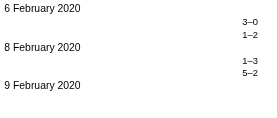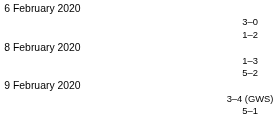+ row: (106, 99)
+ row: (106, 111)
